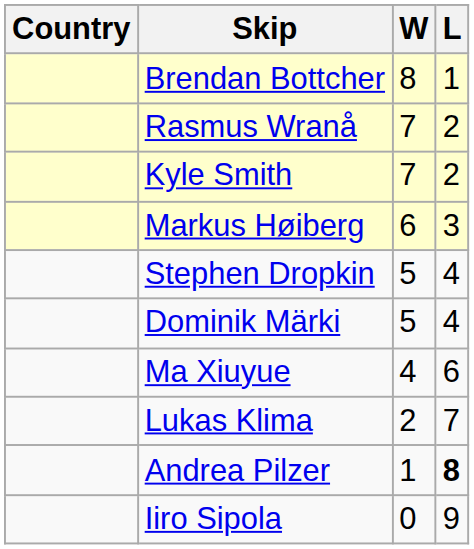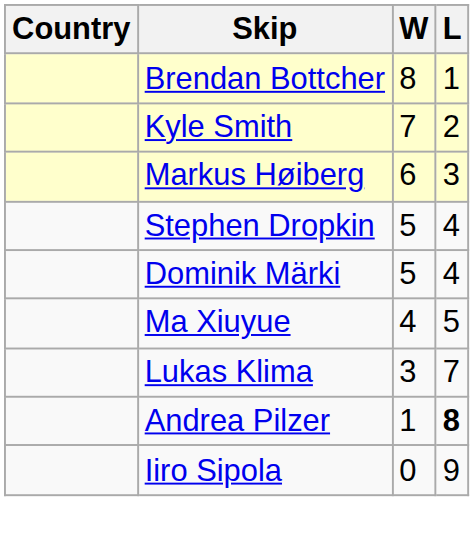- row: (251, 126)
(451, 371) 6 -> (451, 322) 5
(408, 420) 2 -> (408, 371) 3
